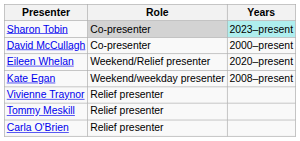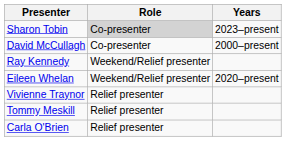(261, 29) paleturquoise background -> (247, 29) no background
+ row: (38, 62)
- row: (31, 78)
